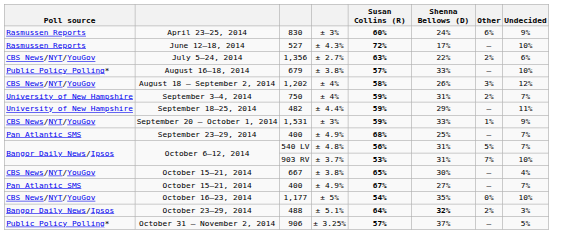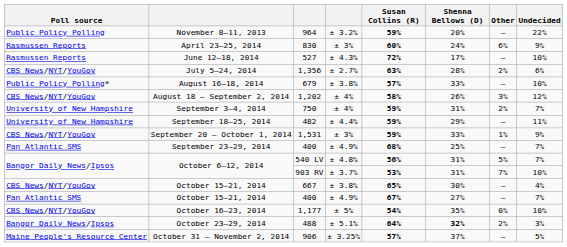+ row: (221, 32)
(443, 58) 22% -> (458, 71) 28%
(58, 223) Public Policy Polling* -> (77, 236) Maine People's Resource Center
